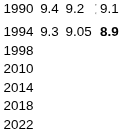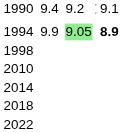(49, 32) 9.3 -> (49, 32) 9.9
(79, 32) no background -> (79, 32) lightgreen background
